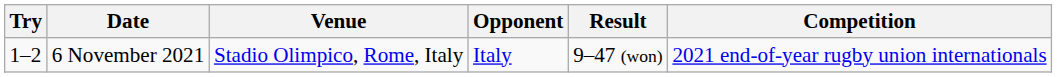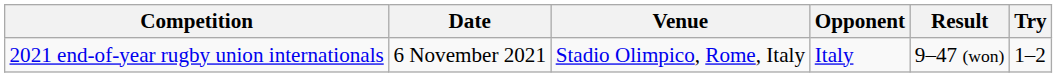columns swapped: (26, 21) <-> (860, 21)
